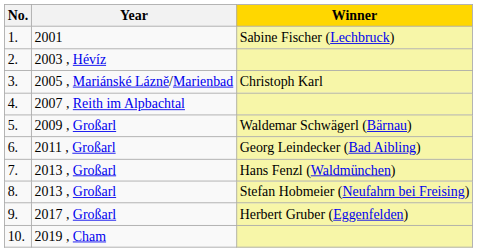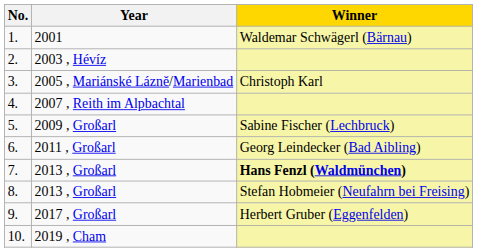(317, 37) Sabine Fischer (Lechbruck) -> (326, 37) Waldemar Schwägerl (Bärnau)
(326, 125) Waldemar Schwägerl (Bärnau) -> (317, 125) Sabine Fischer (Lechbruck)
(318, 170) normal -> (323, 170) bold
